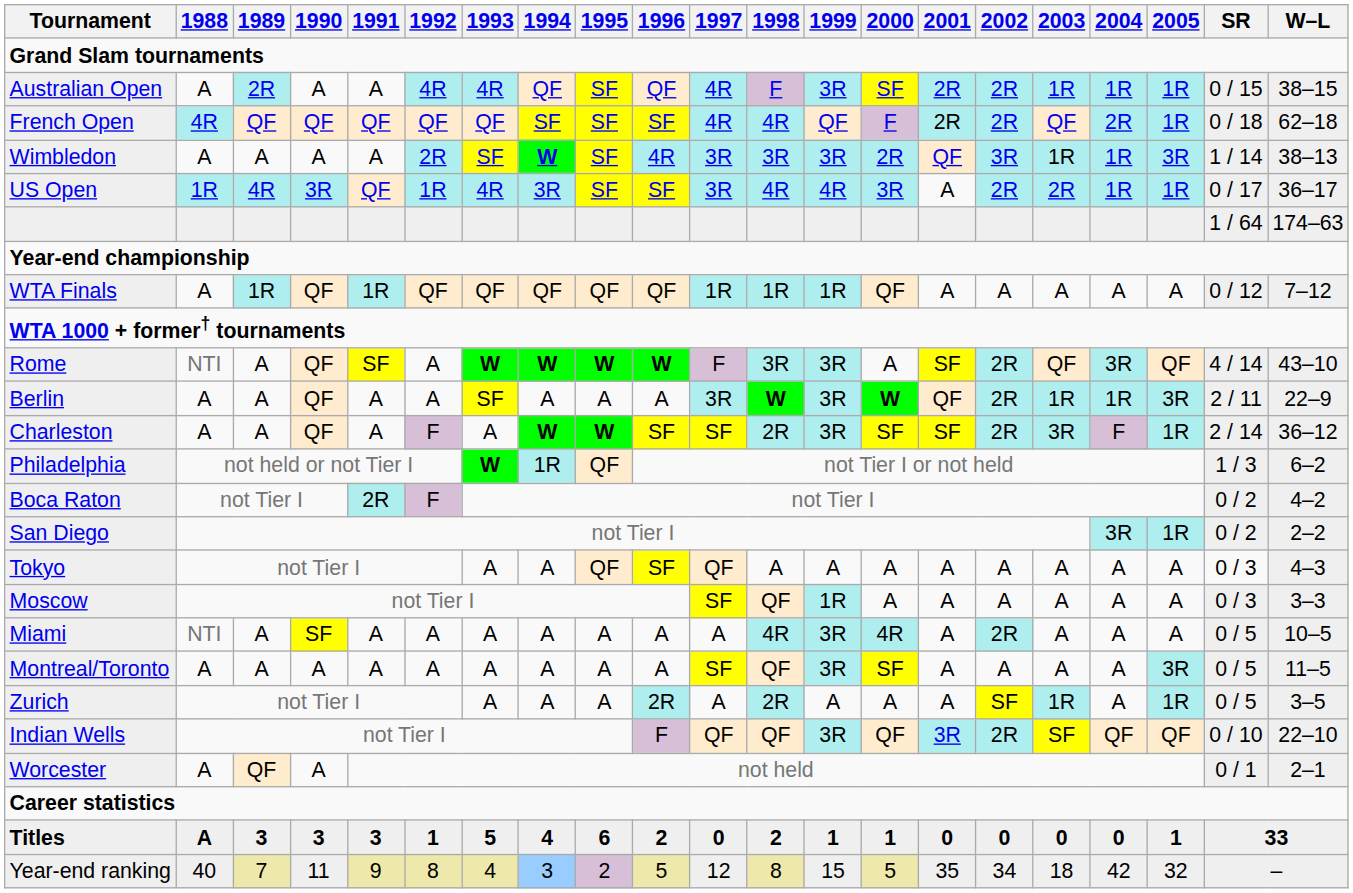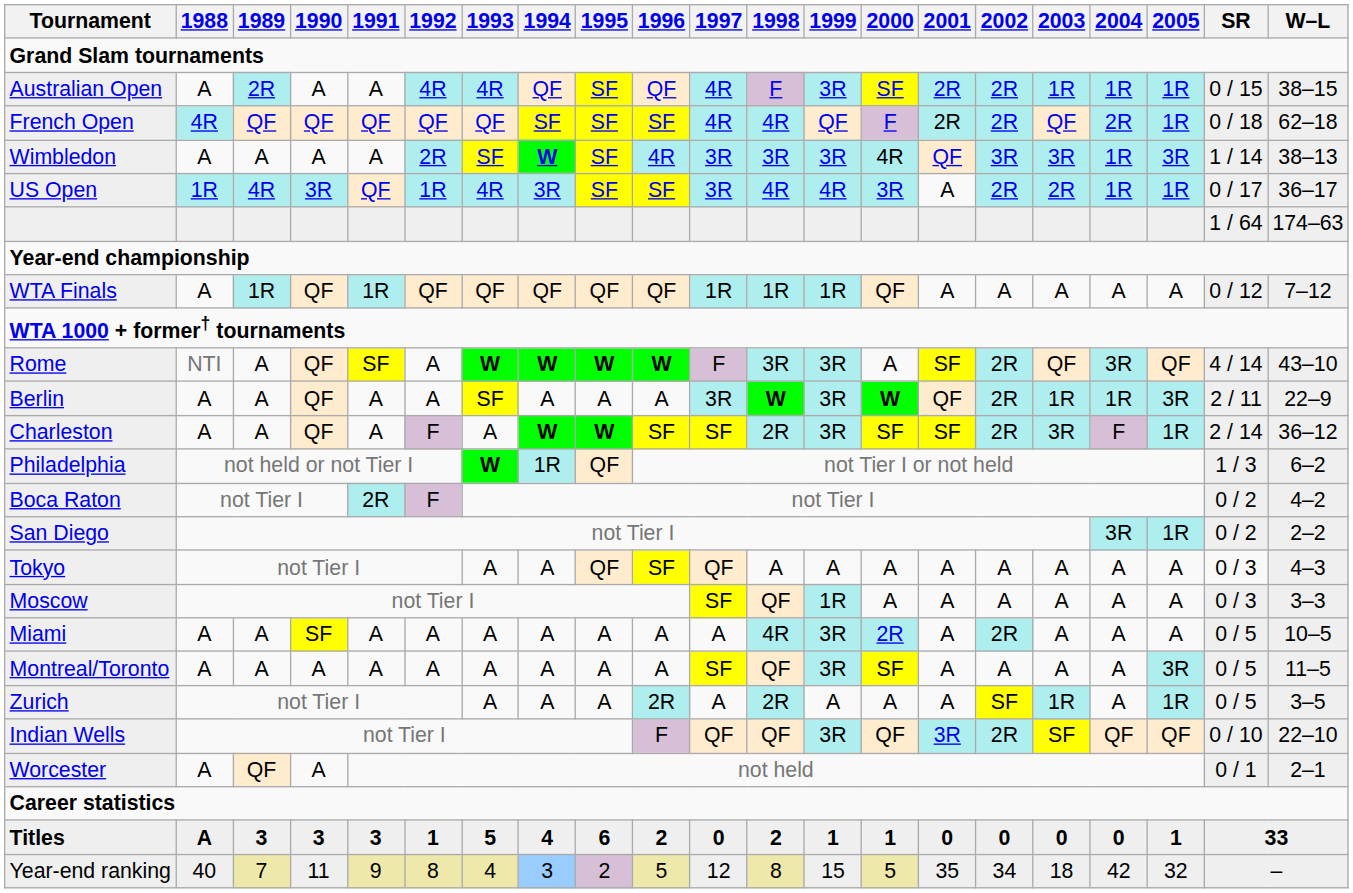(890, 156) 2R -> (890, 156) 4R
(1062, 156) 1R -> (1062, 156) 3R
(204, 634) NTI -> (204, 634) A
(890, 634) 4R -> (890, 634) 2R
